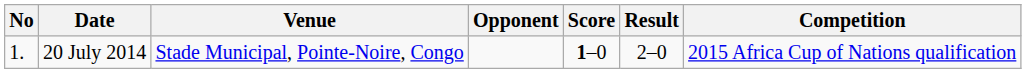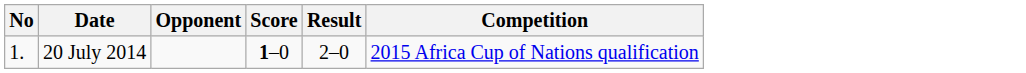- column: (310, 20)
